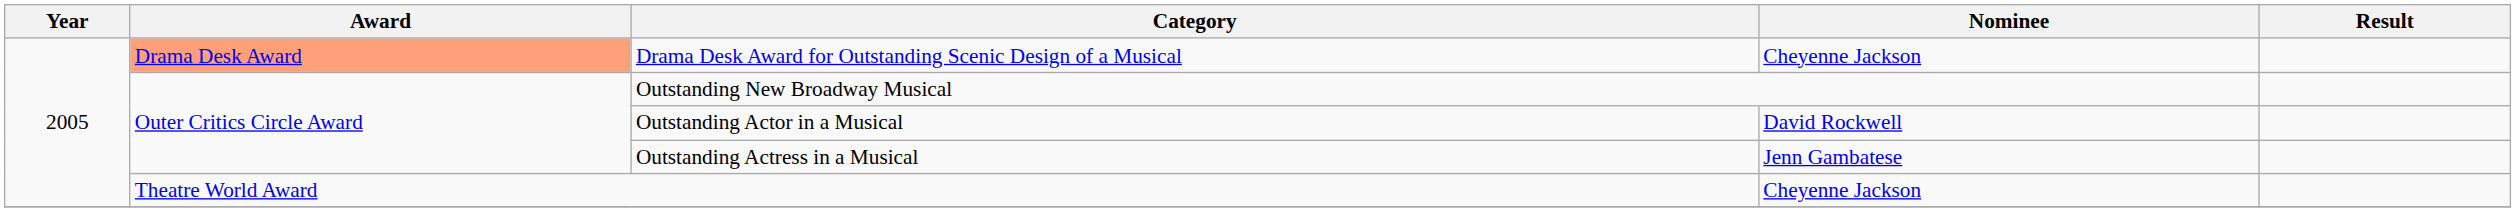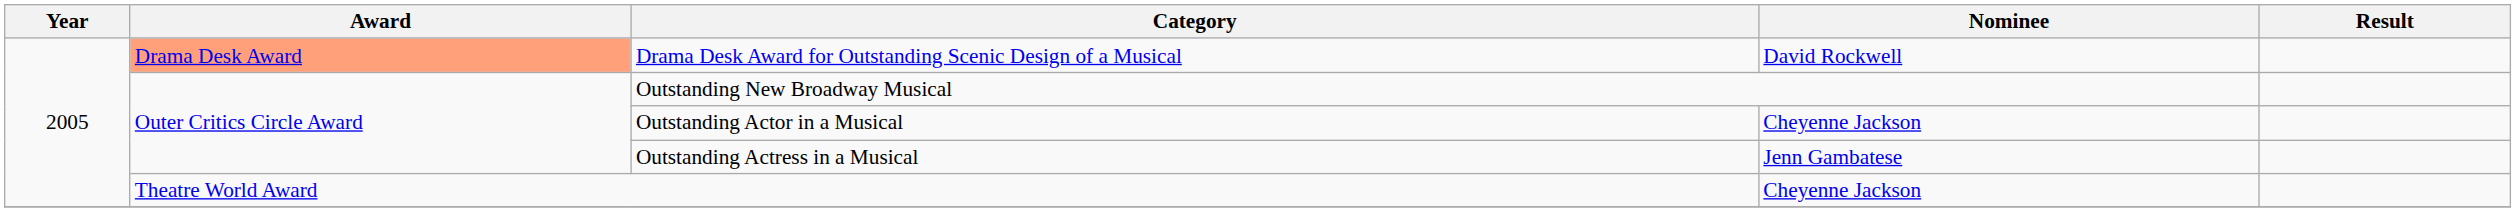(1842, 55) Cheyenne Jackson -> (1833, 55) David Rockwell
(1833, 122) David Rockwell -> (1842, 122) Cheyenne Jackson
